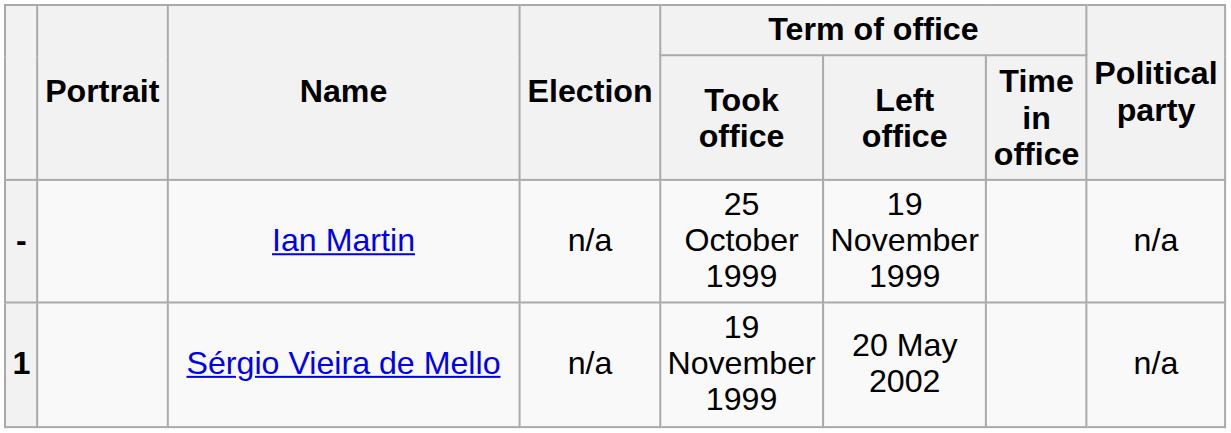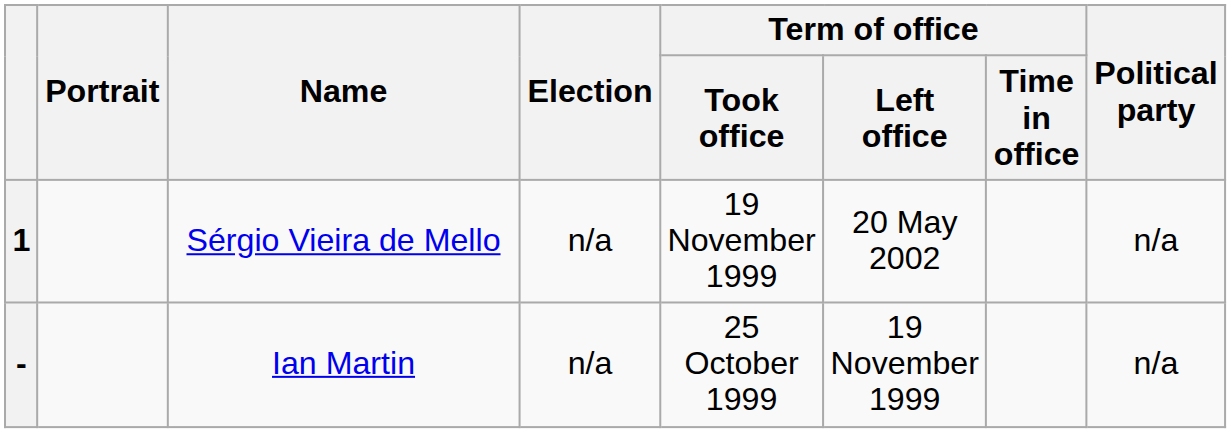rows swapped: (21, 240) <-> (21, 363)
